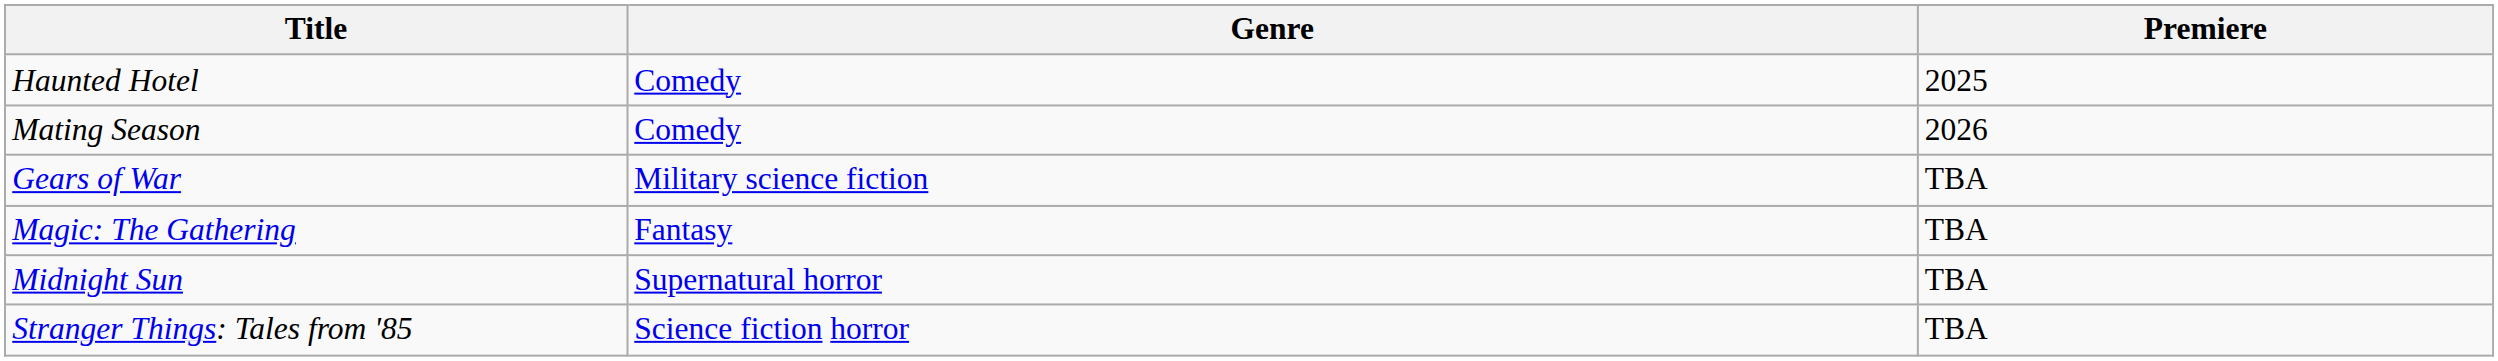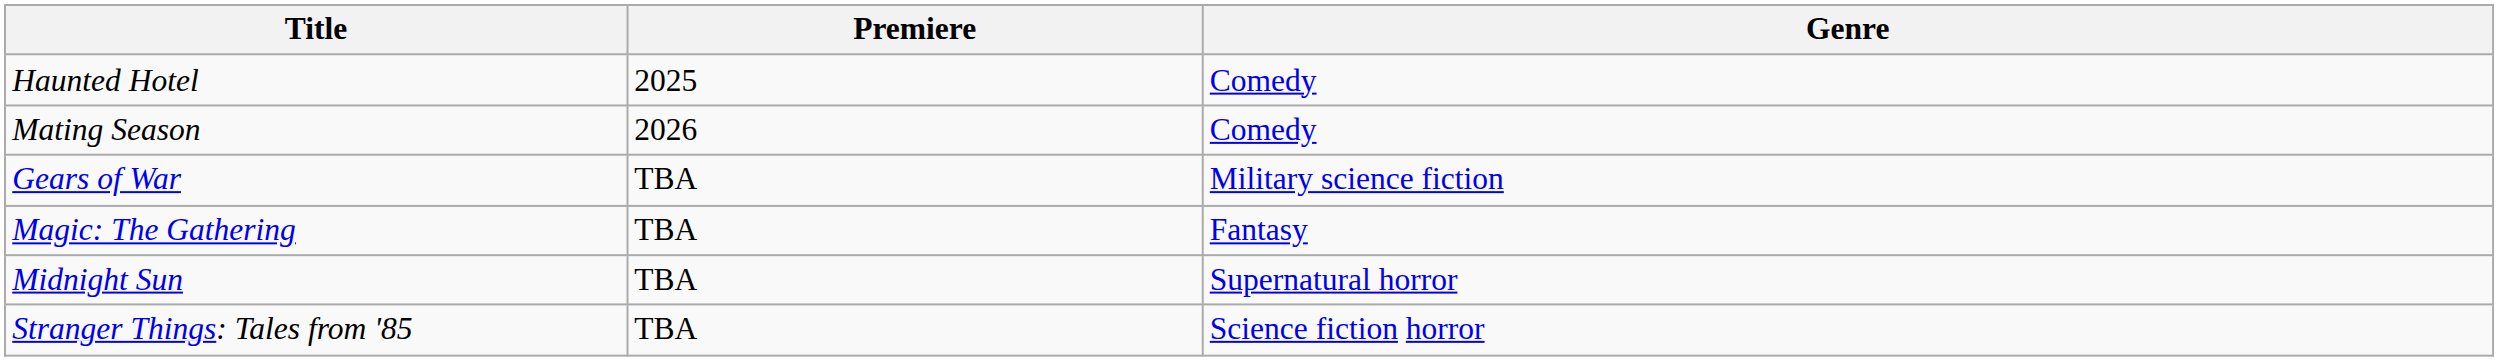columns swapped: (1272, 29) <-> (2205, 29)
